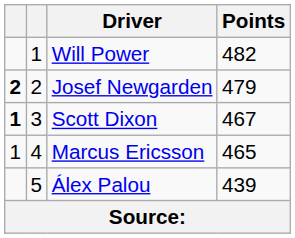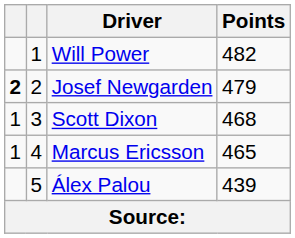(15, 119) bold -> (15, 119) normal
(239, 119) 467 -> (239, 119) 468
